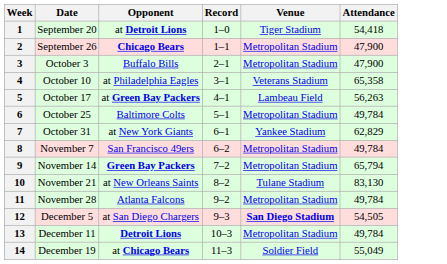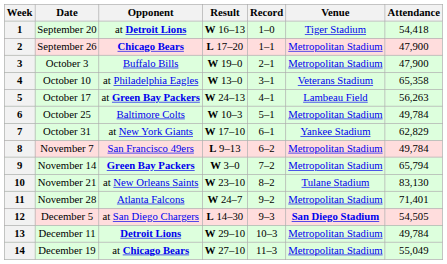+ column: (225, 13)
(369, 200) 49,784 -> (414, 200) 71,401
(290, 251) Soldier Field -> (335, 251) Metropolitan Stadium
